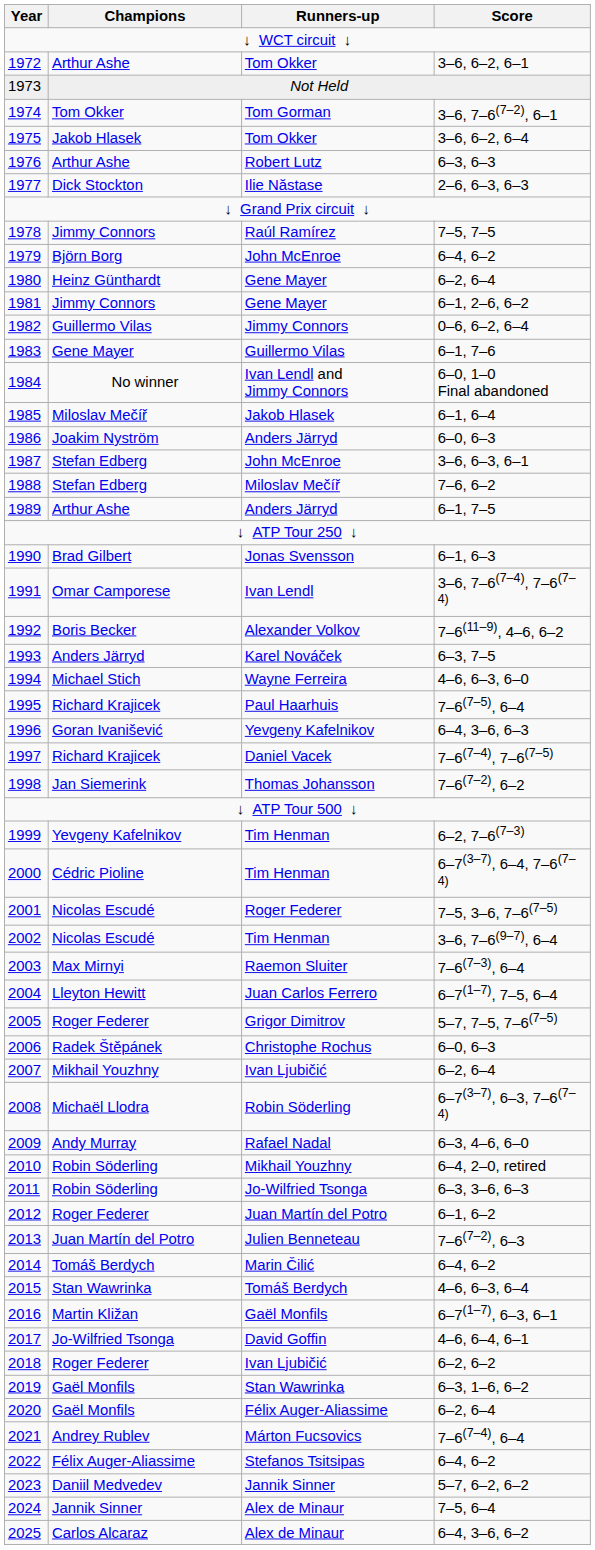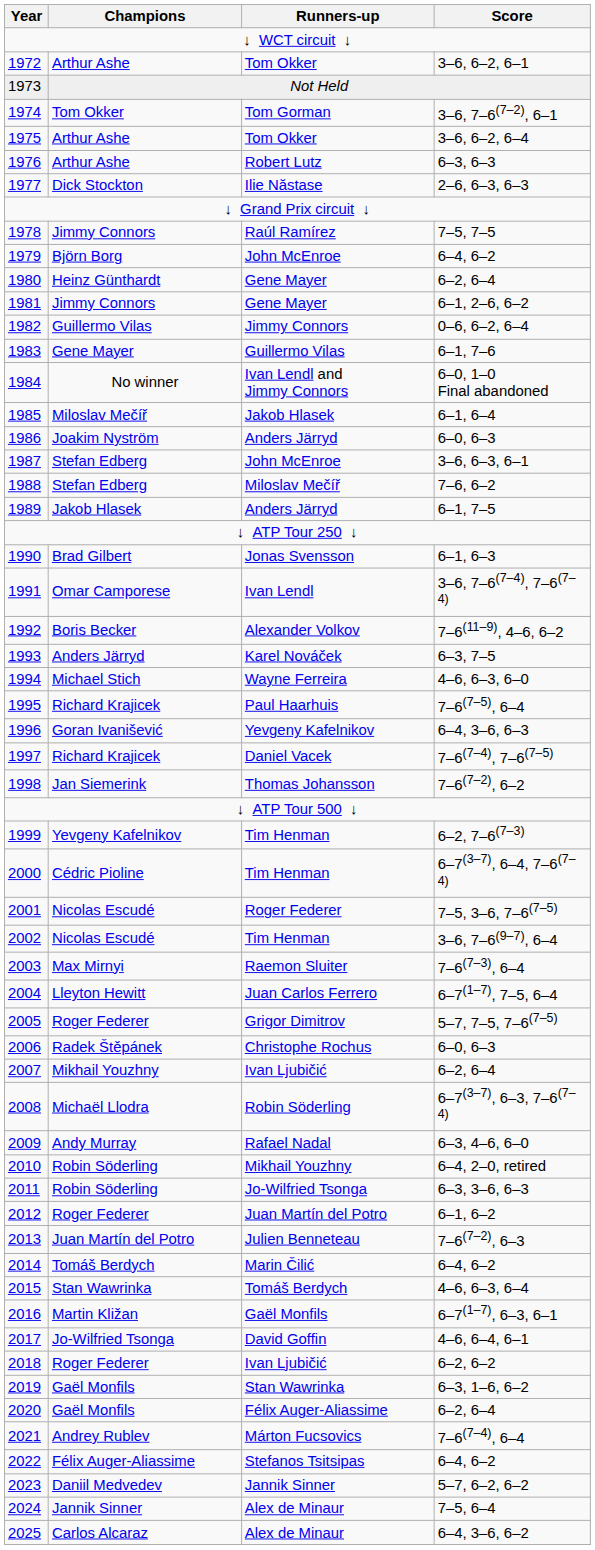(97, 138) Jakob Hlasek -> (91, 138) Arthur Ashe
(91, 509) Arthur Ashe -> (97, 509) Jakob Hlasek
